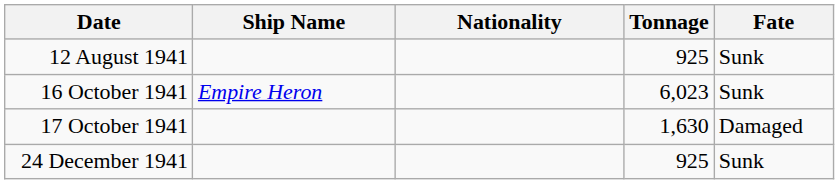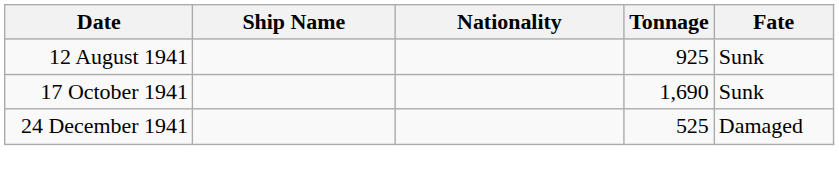- row: (114, 91)
(684, 126) 1,630 -> (684, 91) 1,690
(761, 126) Damaged -> (741, 91) Sunk
(692, 160) 925 -> (692, 126) 525
(741, 160) Sunk -> (761, 126) Damaged
